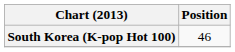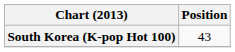(204, 36) 46 -> (204, 36) 43
